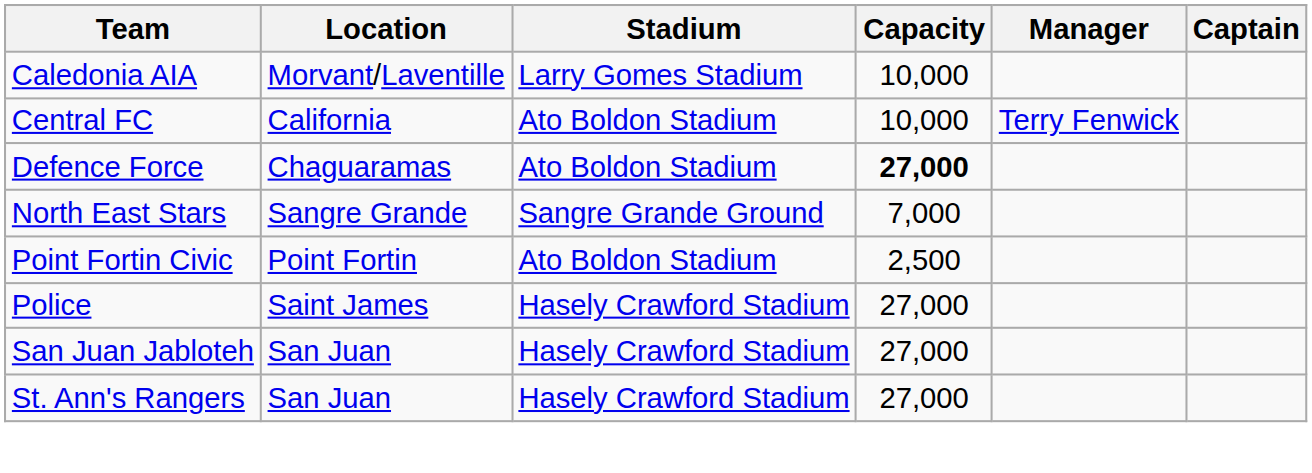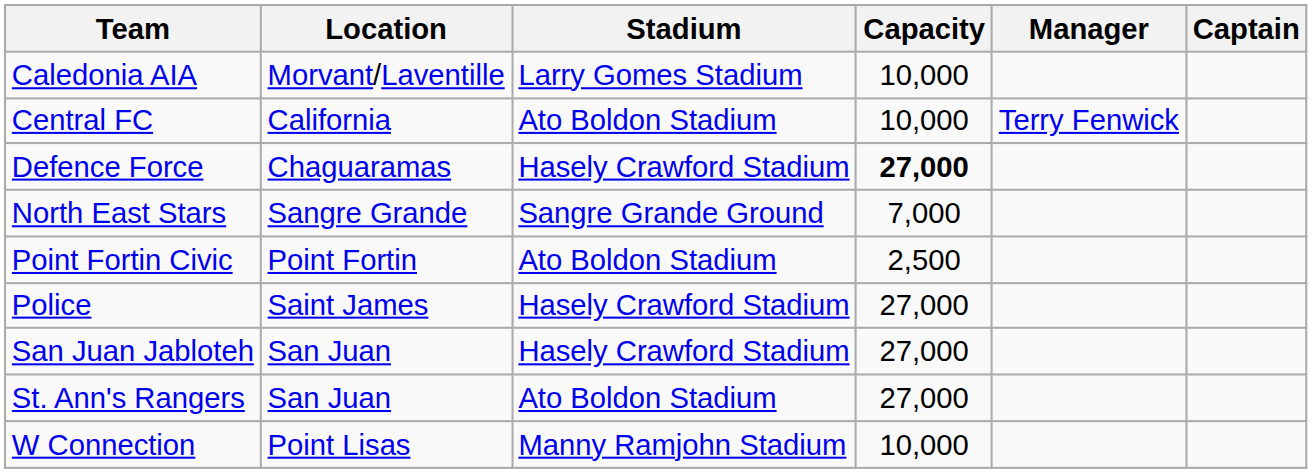(647, 167) Ato Boldon Stadium -> (684, 167) Hasely Crawford Stadium
(684, 398) Hasely Crawford Stadium -> (647, 398) Ato Boldon Stadium
+ row: (104, 444)
